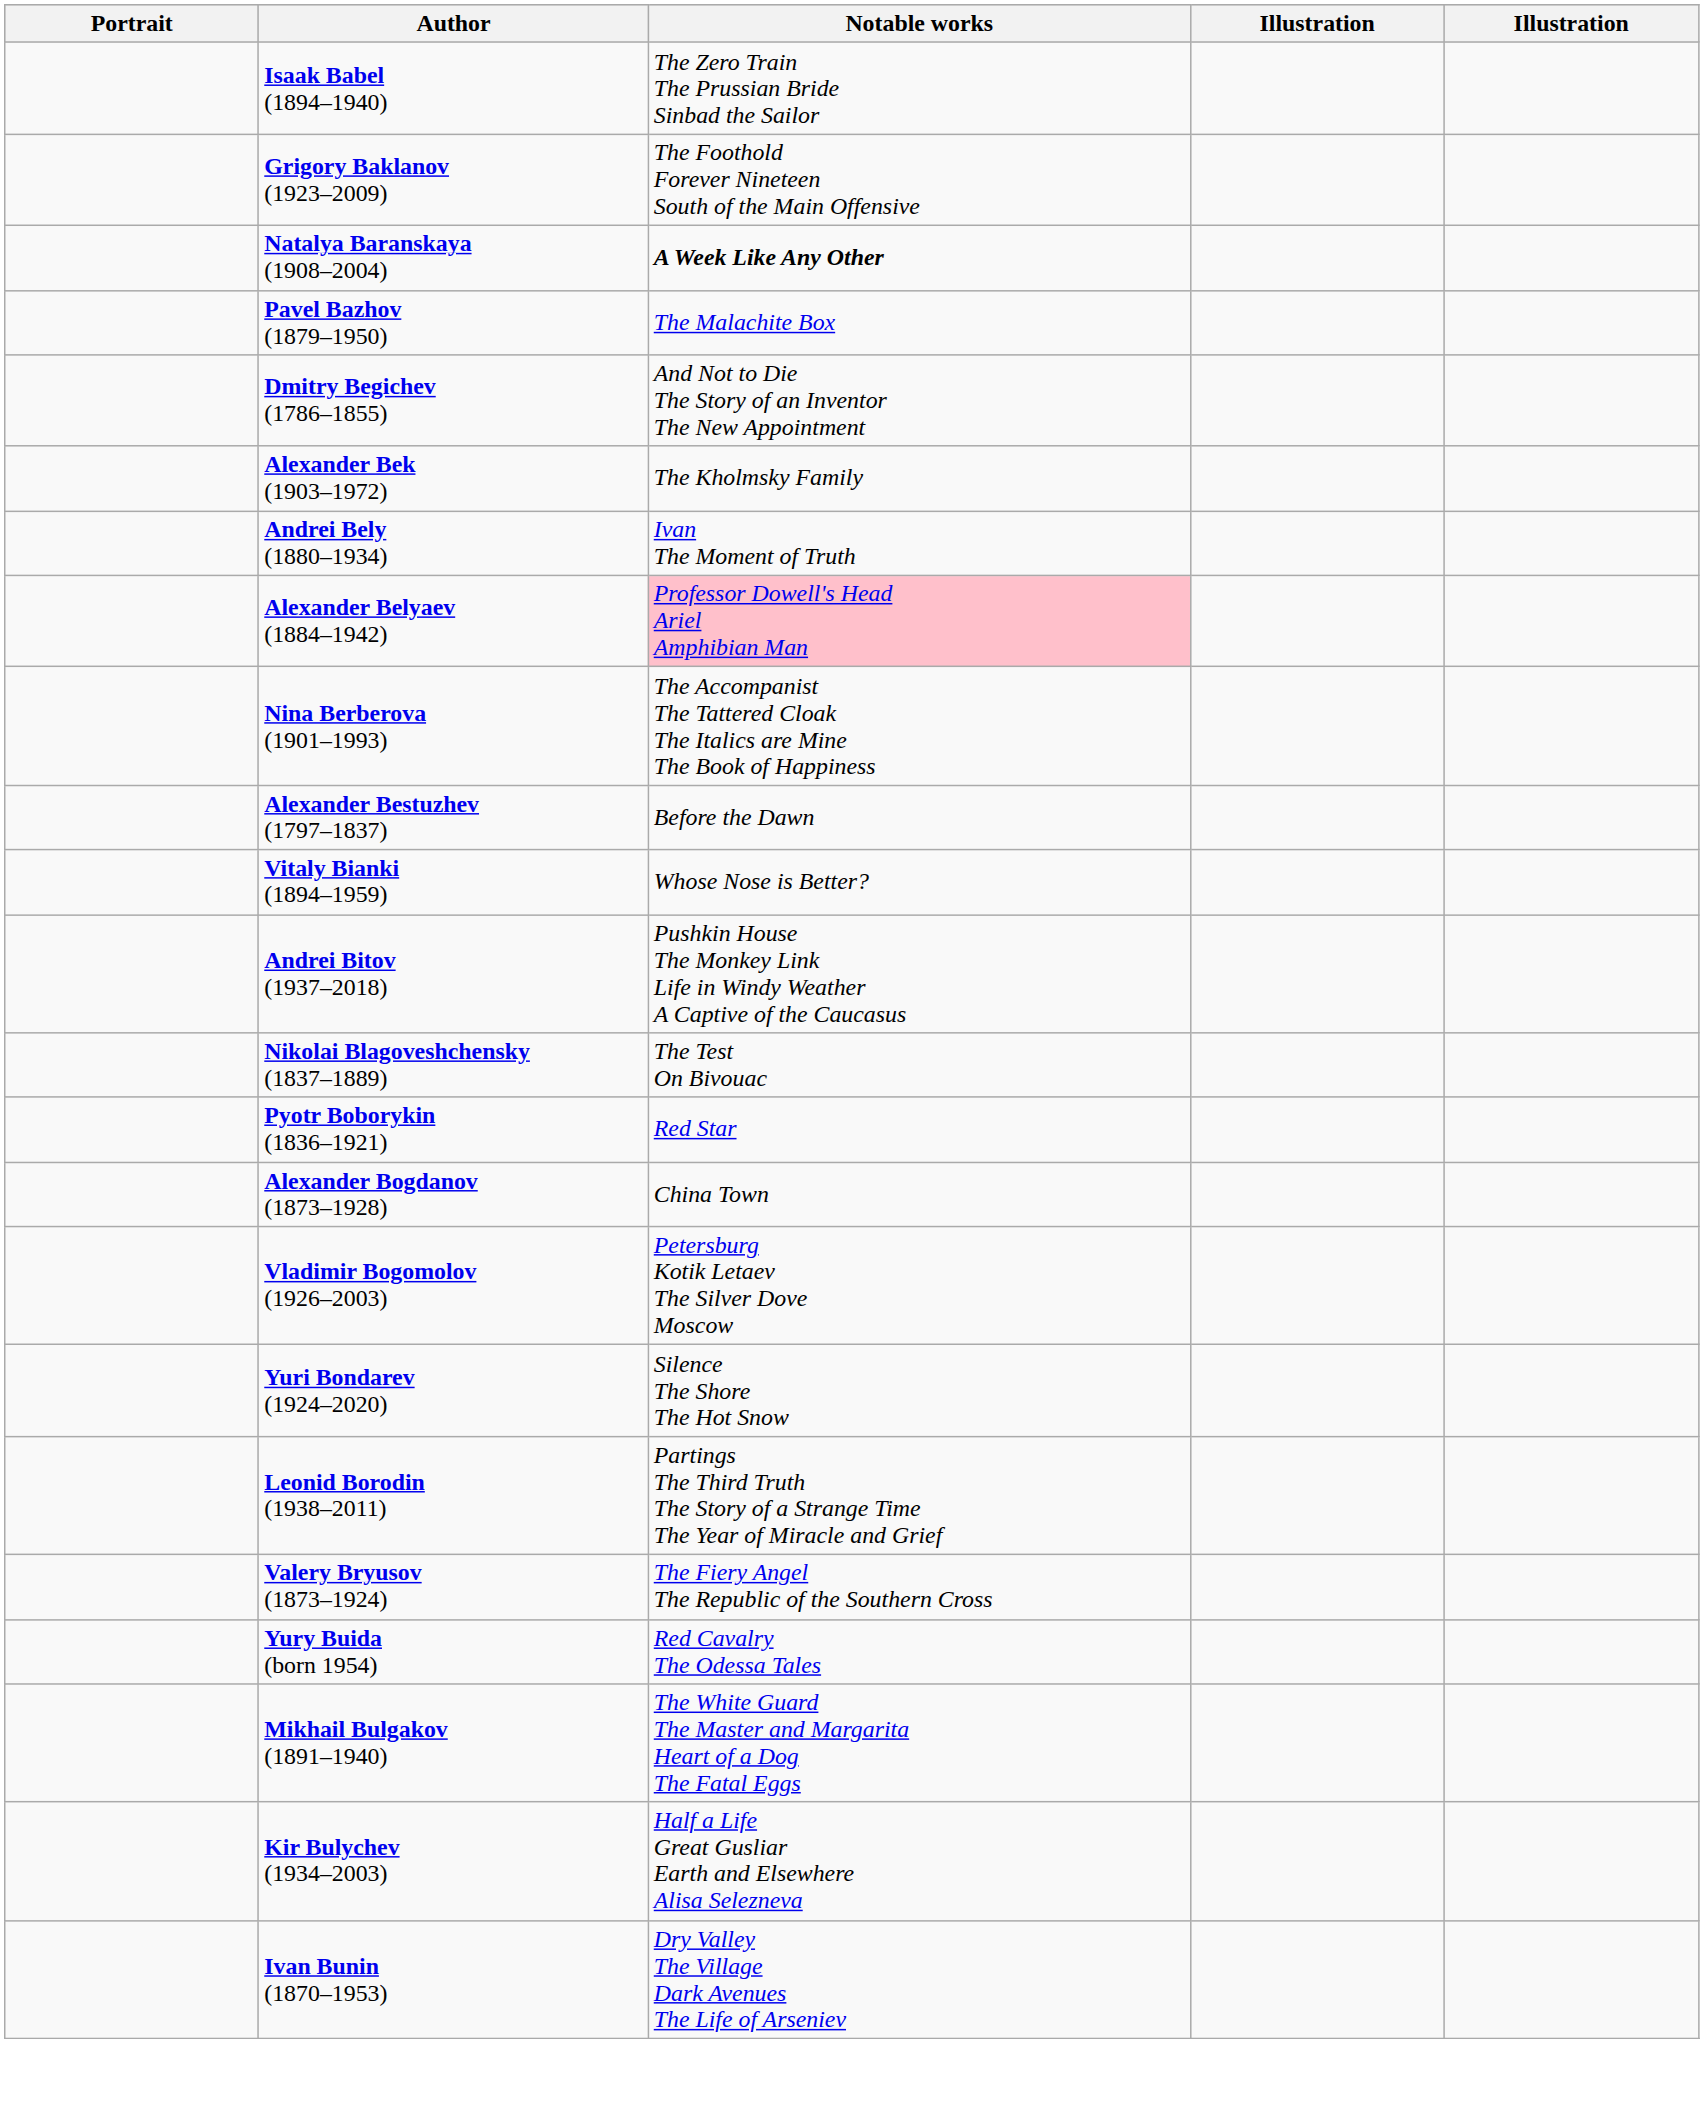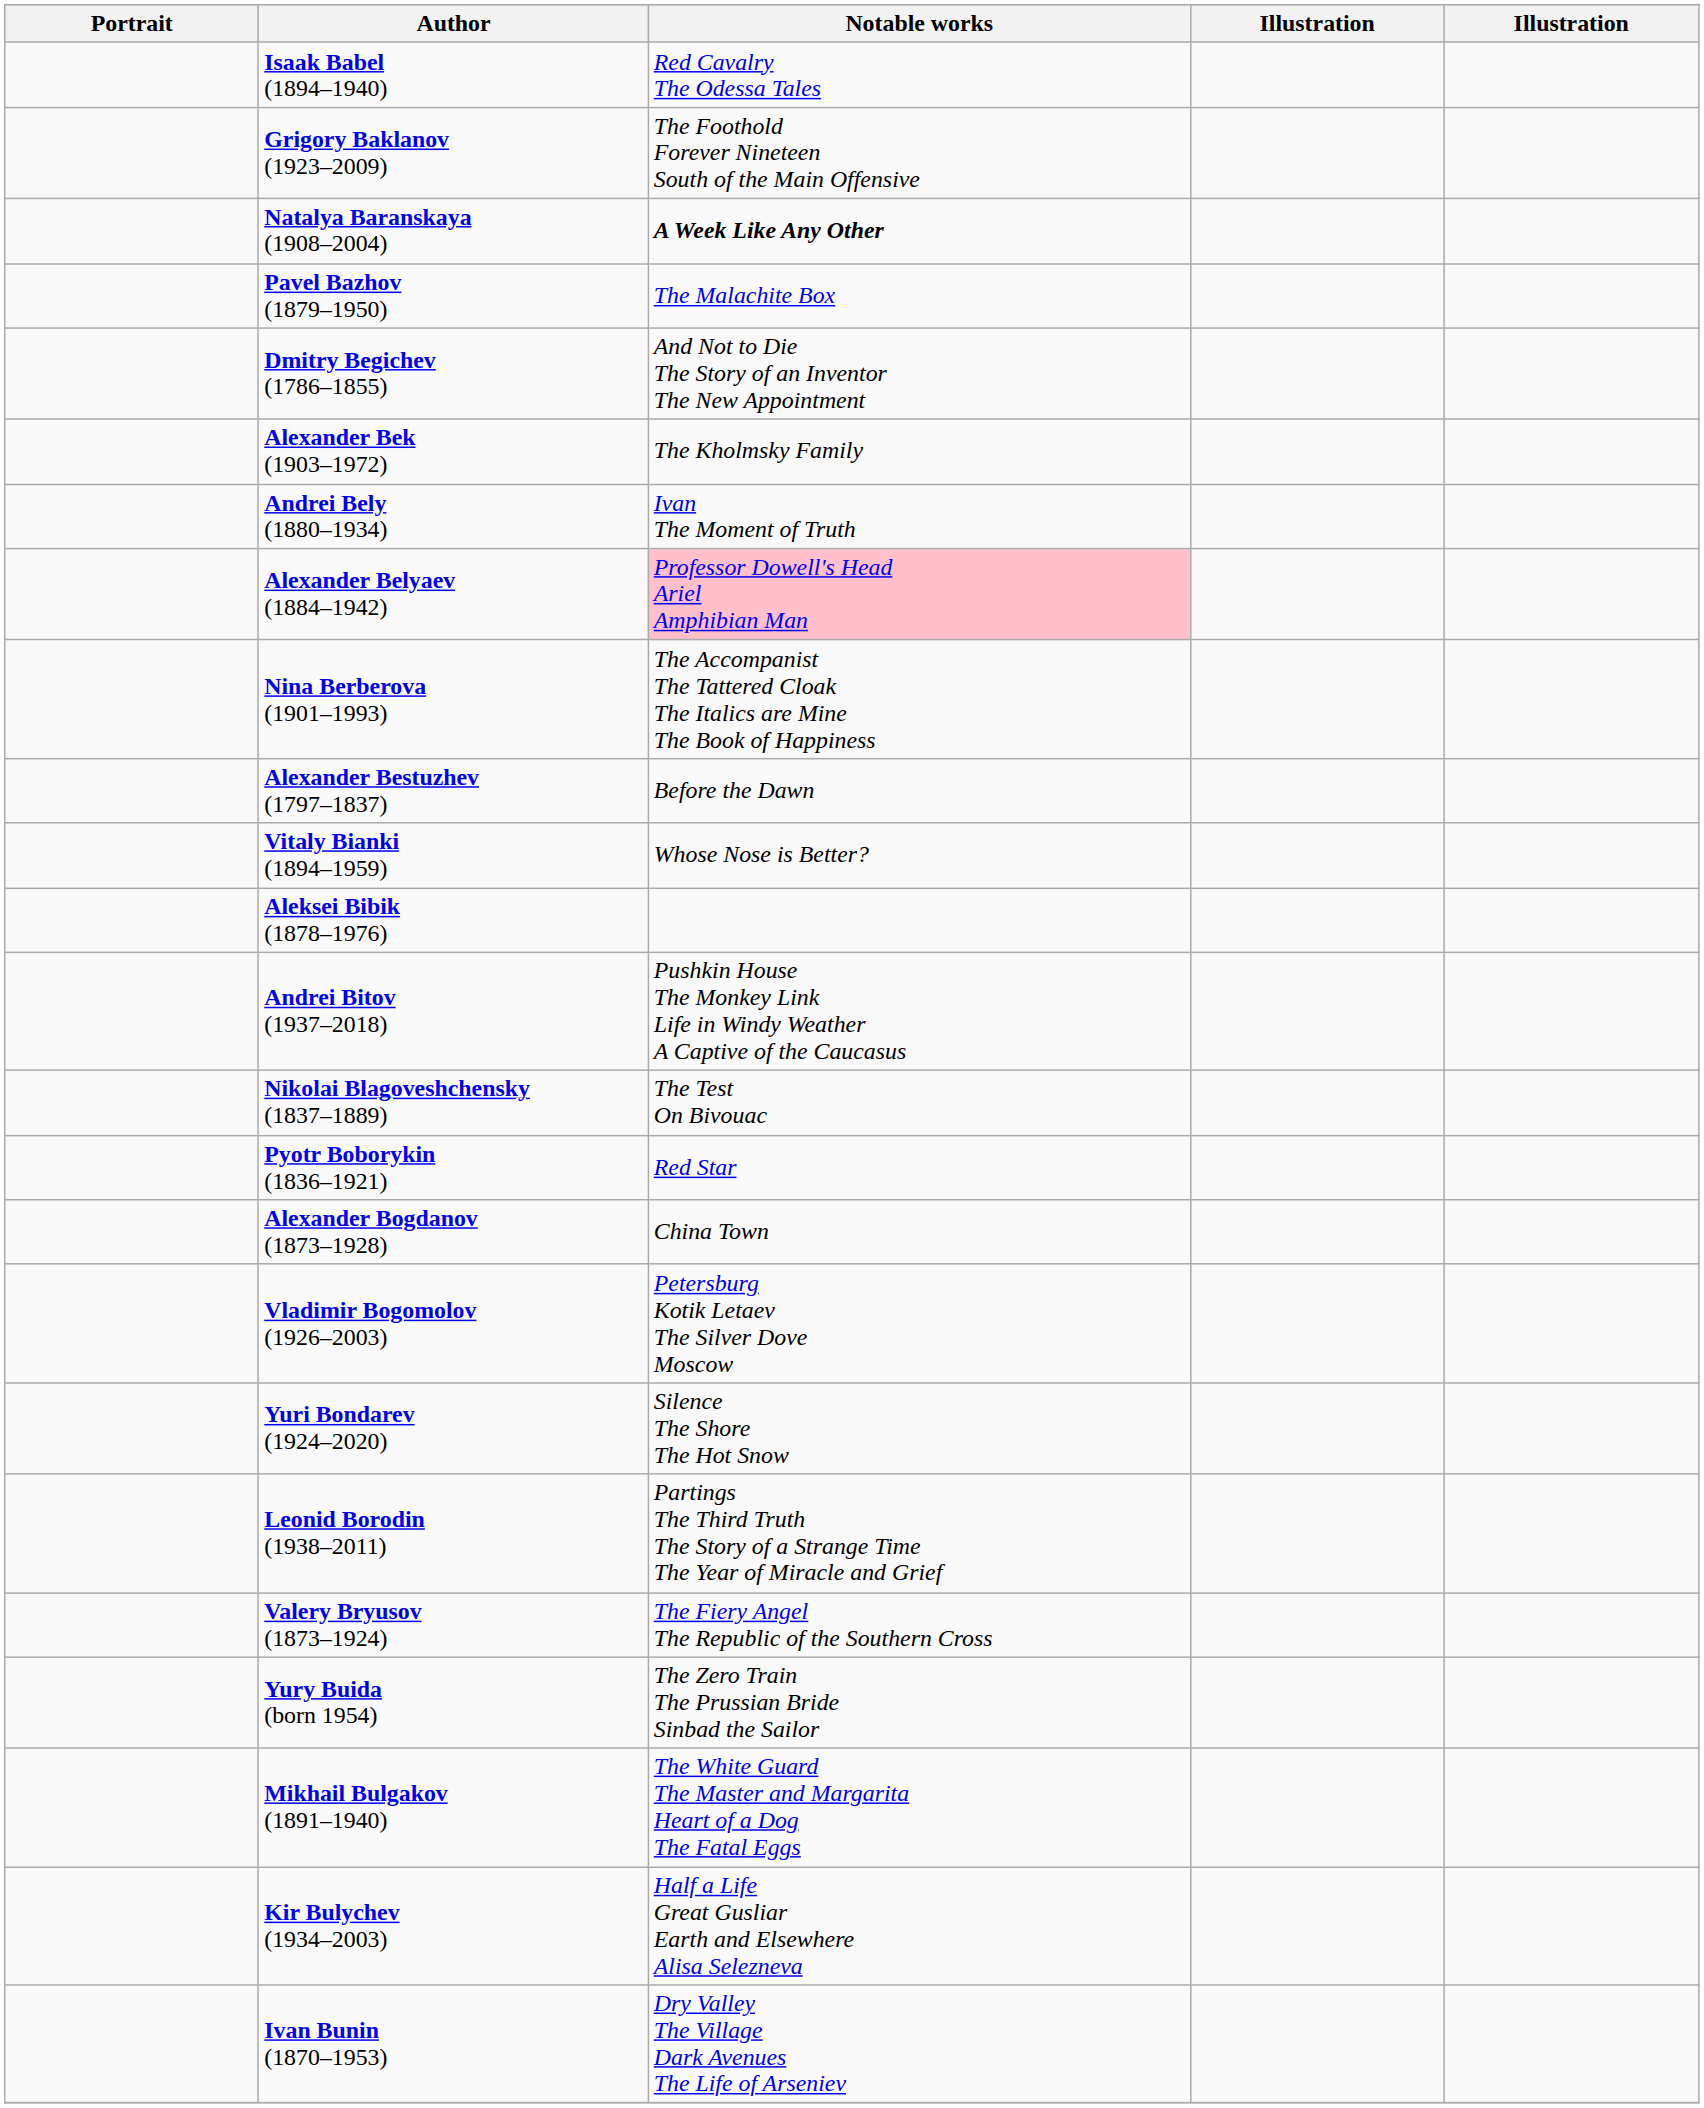(746, 88) The Zero Train The Prussian Bride Sinbad the Sailor -> (737, 74) Red Cavalry The Odessa Tales
+ row: (332, 919)
(737, 1651) Red Cavalry The Odessa Tales -> (746, 1702) The Zero Train The Prussian Bride Sinbad the Sailor
